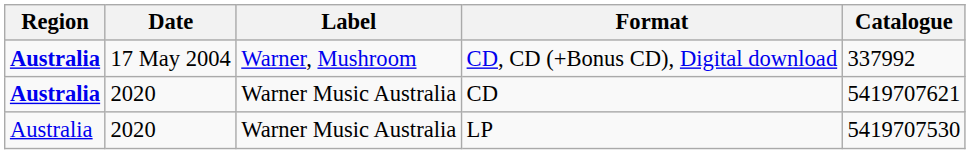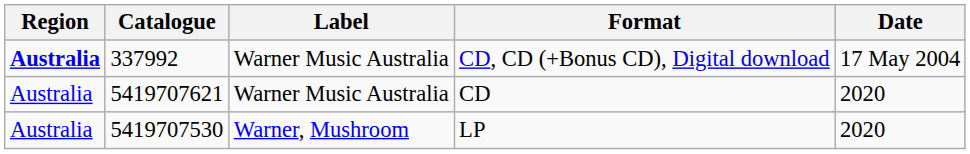columns swapped: (171, 22) <-> (904, 22)
(329, 58) Warner, Mushroom -> (341, 58) Warner Music Australia
(55, 93) bold -> (51, 93) normal
(349, 129) Warner Music Australia -> (321, 129) Warner, Mushroom
